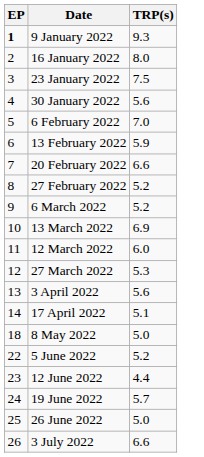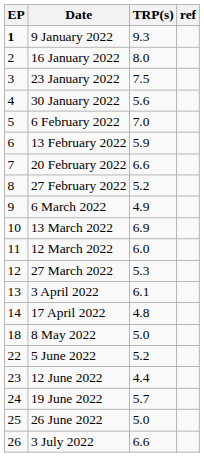+ column: (188, 15)
(141, 206) 5.2 -> (141, 206) 4.9
(141, 292) 5.6 -> (141, 292) 6.1
(141, 313) 5.1 -> (141, 313) 4.8
